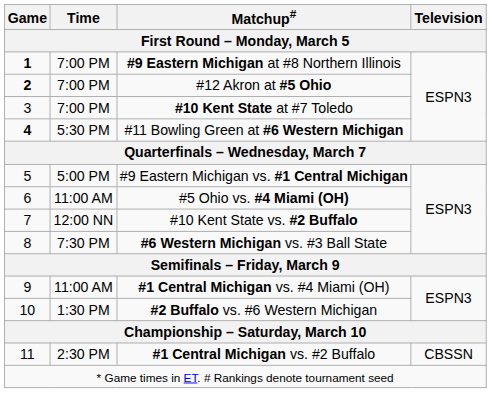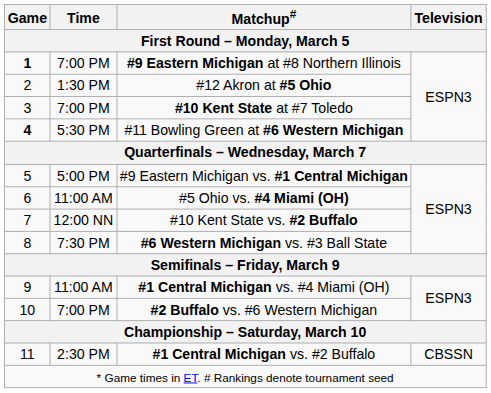(27, 86) bold -> (27, 86) normal
(83, 86) 7:00 PM -> (83, 86) 1:30 PM
(83, 310) 1:30 PM -> (83, 310) 7:00 PM
